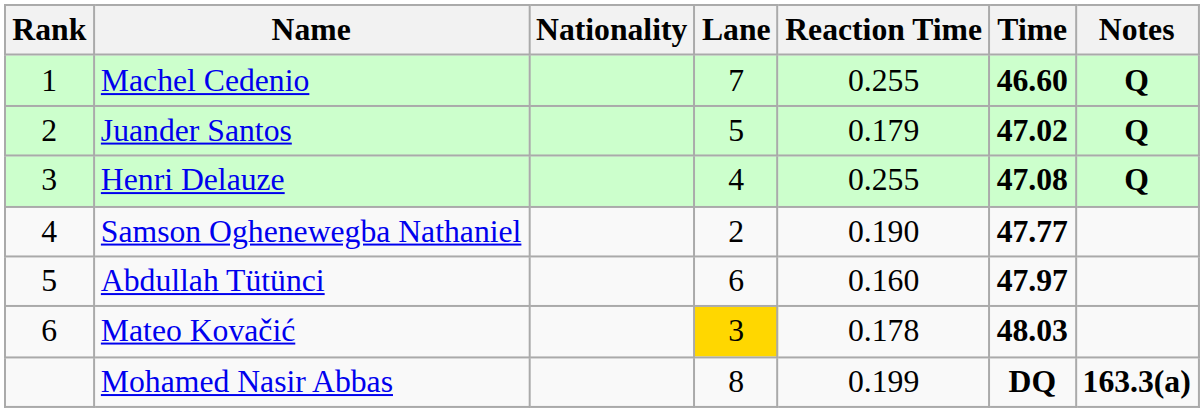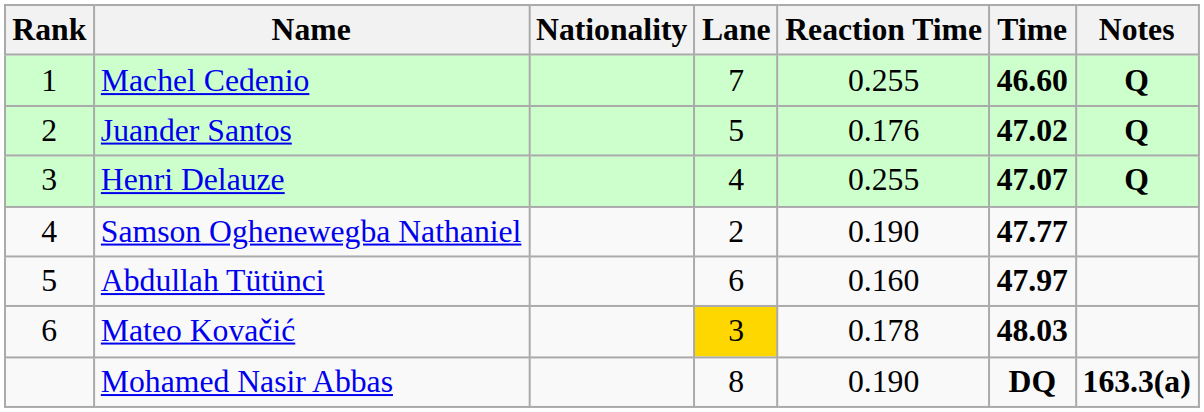(884, 130) 0.179 -> (884, 130) 0.176
(1032, 180) 47.08 -> (1032, 180) 47.07
(884, 381) 0.199 -> (884, 381) 0.190
